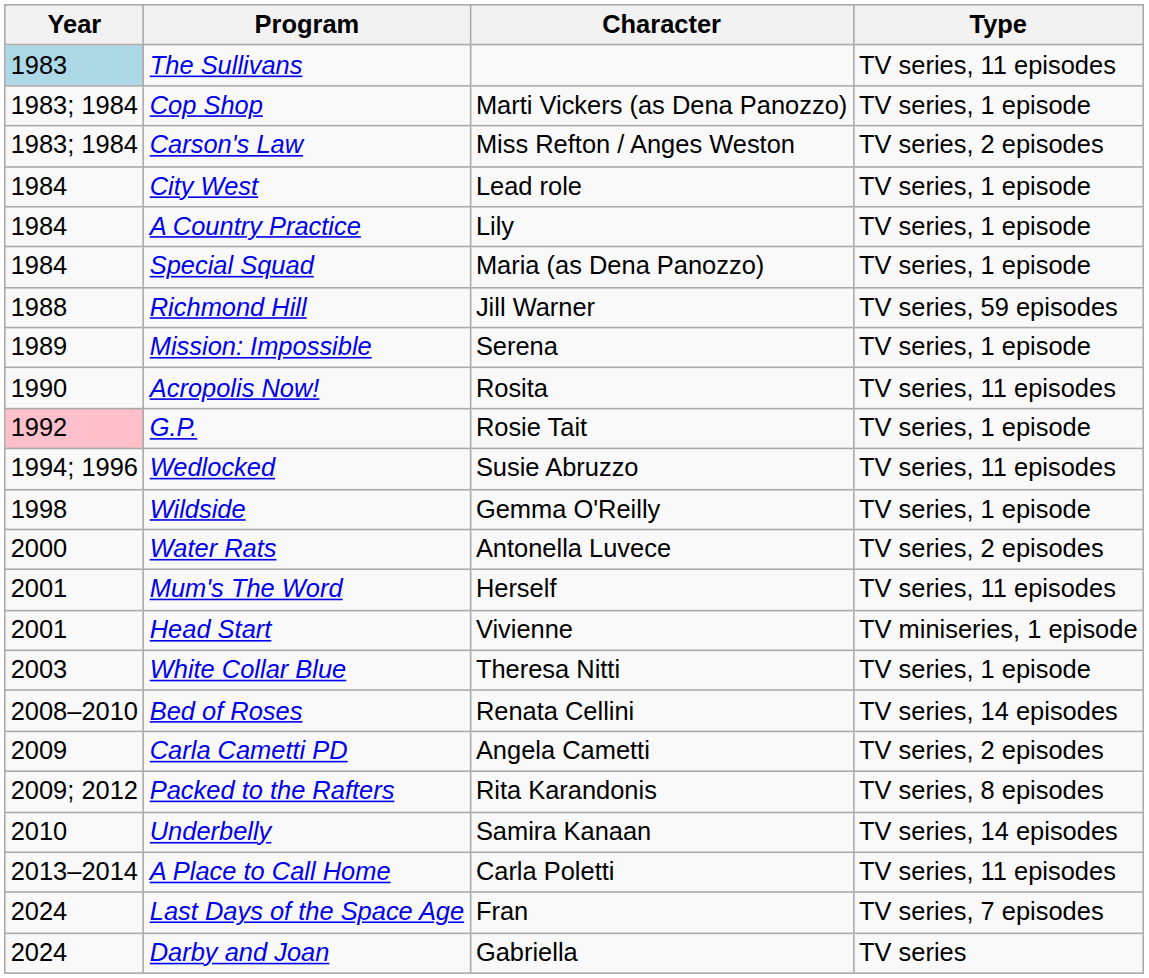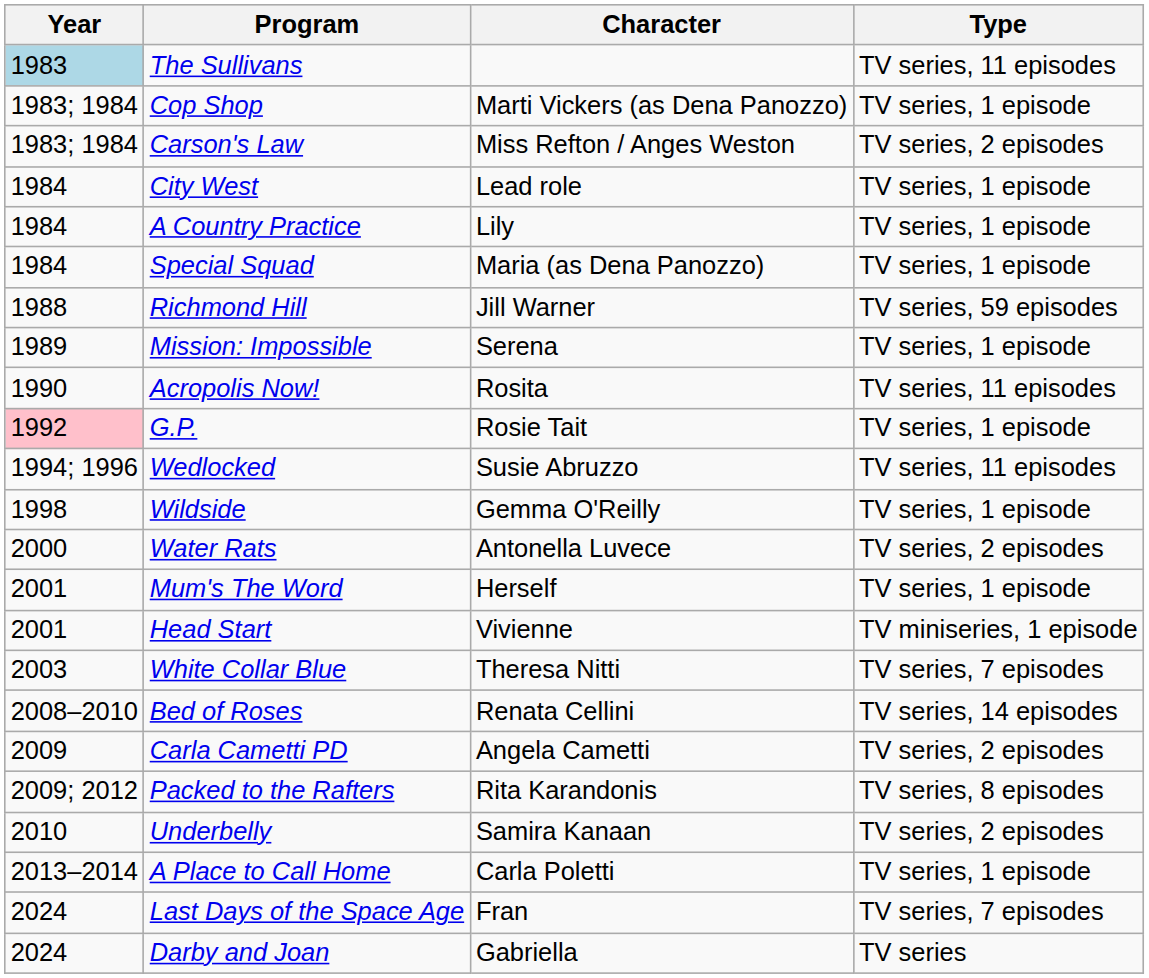(987, 589) TV series, 11 episodes -> (975, 589) TV series, 1 episode
(975, 670) TV series, 1 episode -> (981, 670) TV series, 7 episodes
(988, 831) TV series, 14 episodes -> (981, 831) TV series, 2 episodes
(987, 871) TV series, 11 episodes -> (975, 871) TV series, 1 episode
